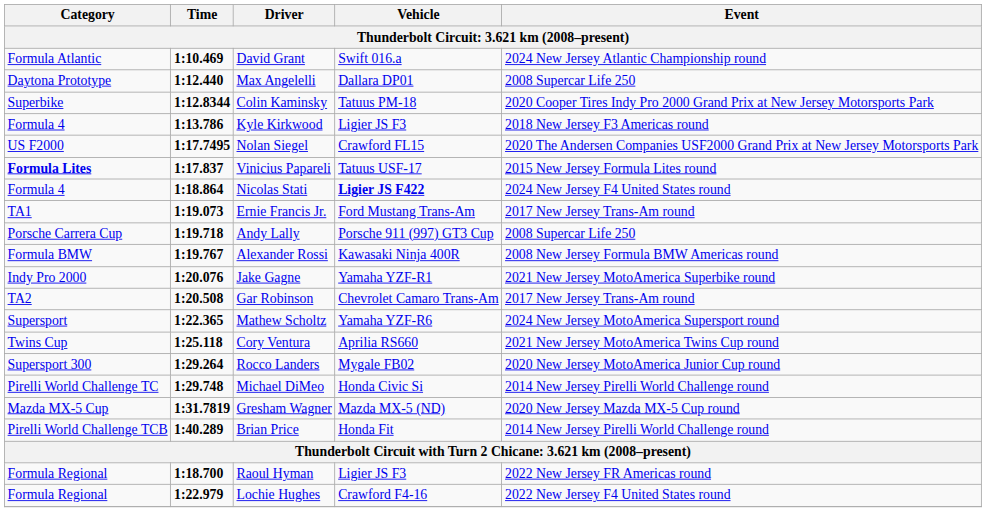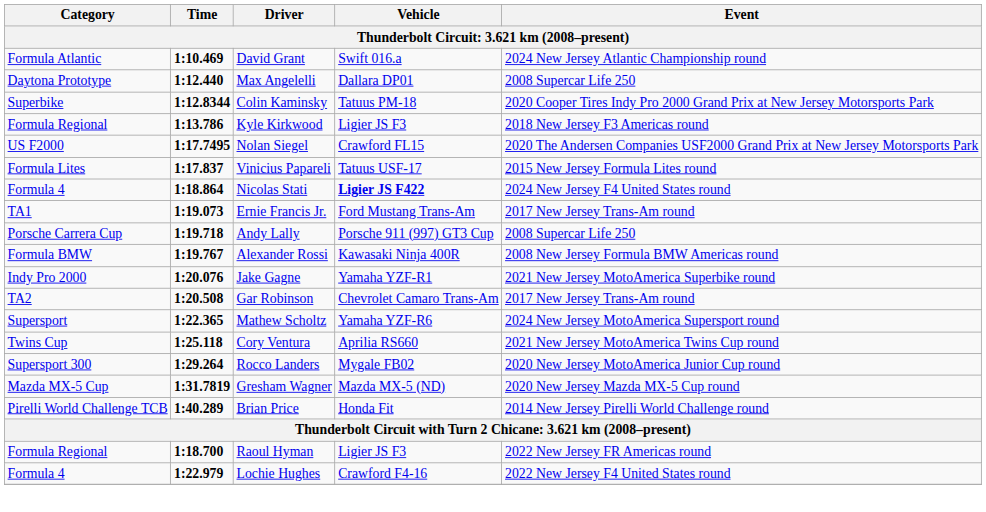(36, 124) Formula 4 -> (57, 124) Formula Regional
(49, 168) bold -> (46, 168) normal
- row: (280, 386)
(57, 495) Formula Regional -> (36, 473) Formula 4
